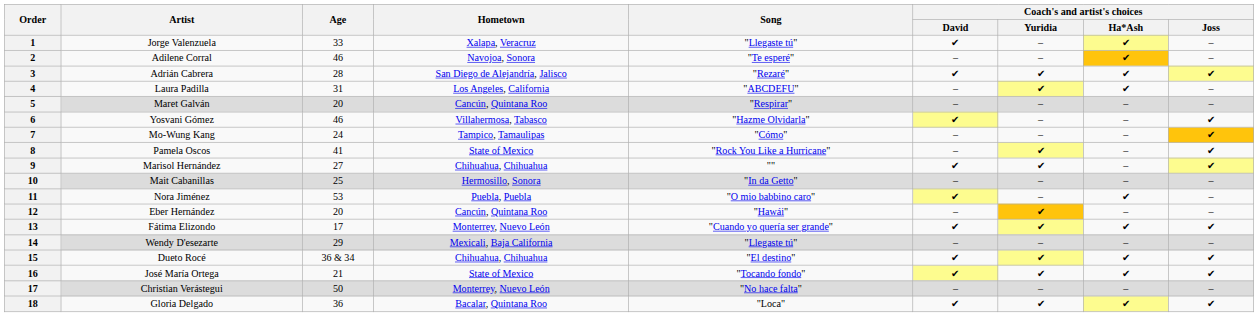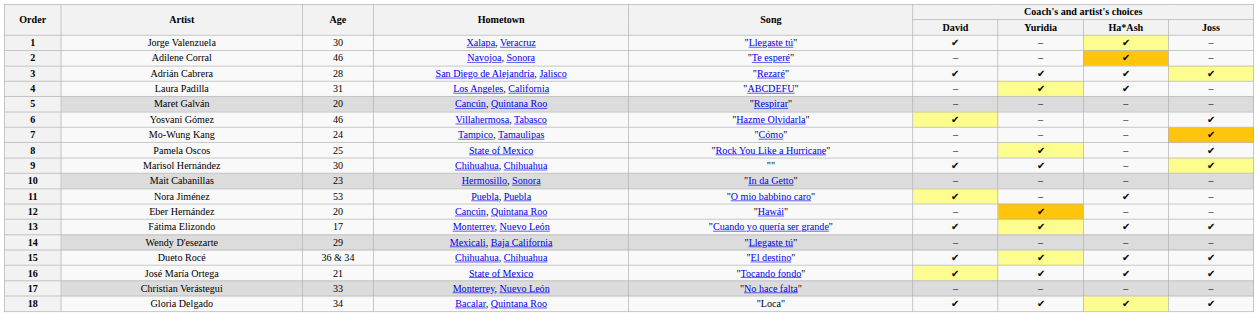(338, 43) 33 -> (338, 43) 30
(338, 150) 41 -> (338, 150) 25
(338, 166) 27 -> (338, 166) 30
(338, 181) 25 -> (338, 181) 23
(338, 288) 50 -> (338, 288) 33
(338, 304) 36 -> (338, 304) 34
